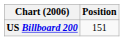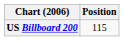(99, 28) 151 -> (99, 28) 115
